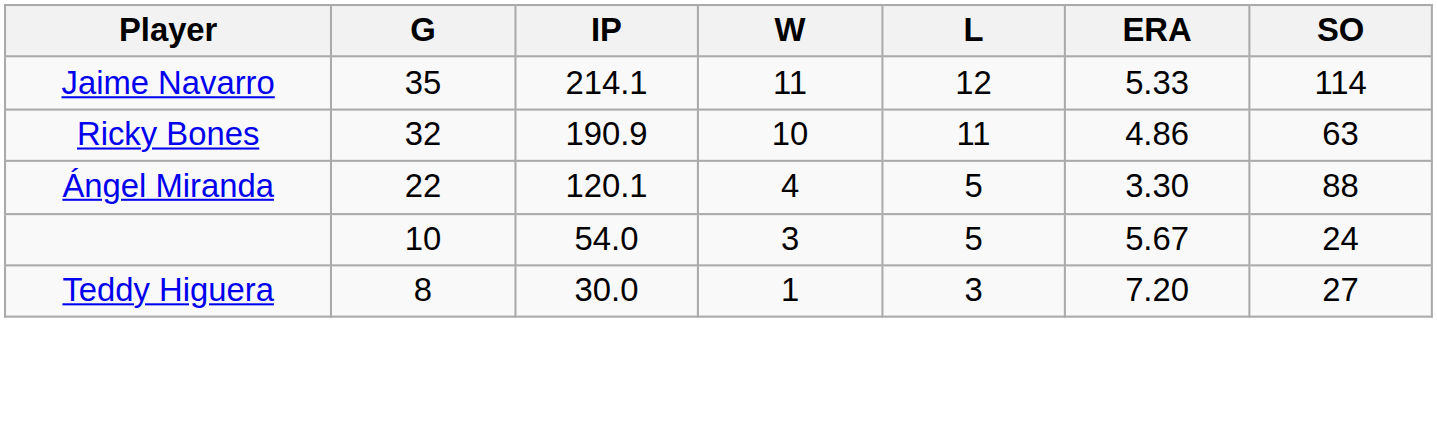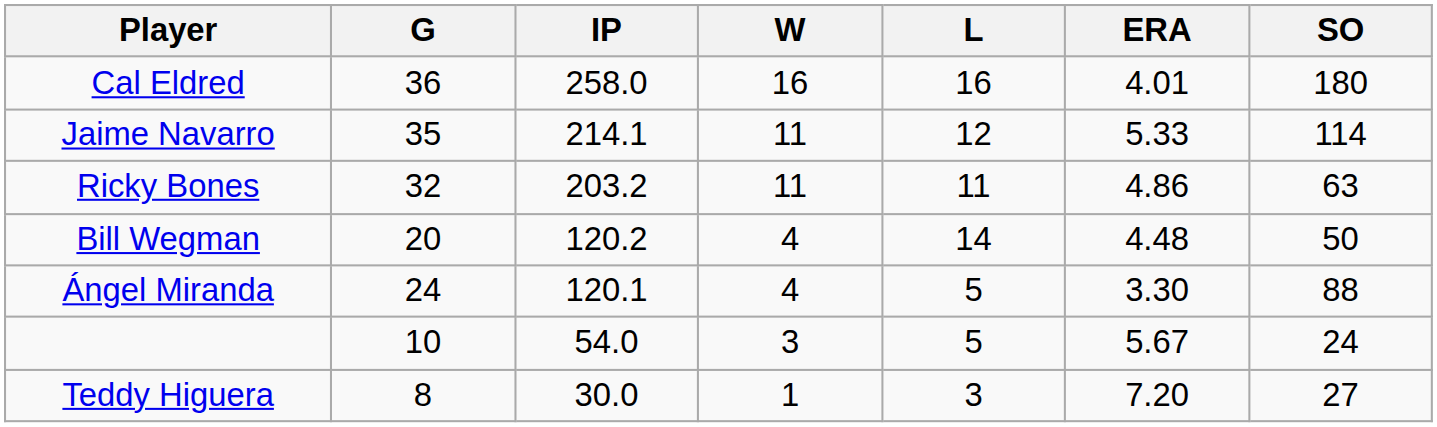+ row: (168, 82)
(607, 134) 190.9 -> (607, 186) 203.2
(790, 134) 10 -> (790, 186) 11
+ row: (168, 238)
(423, 186) 22 -> (423, 290) 24
